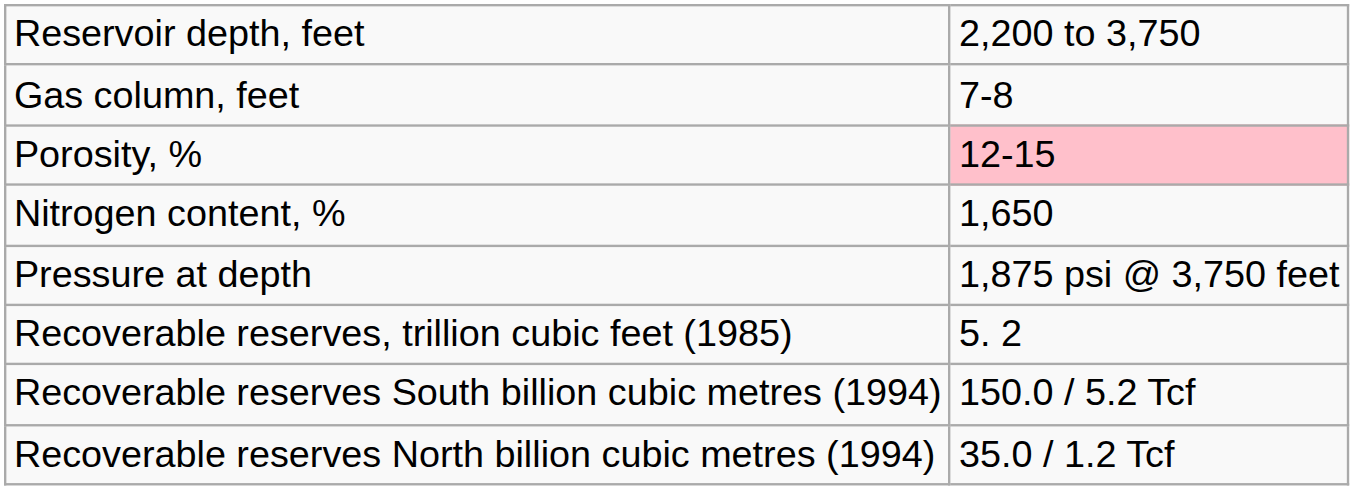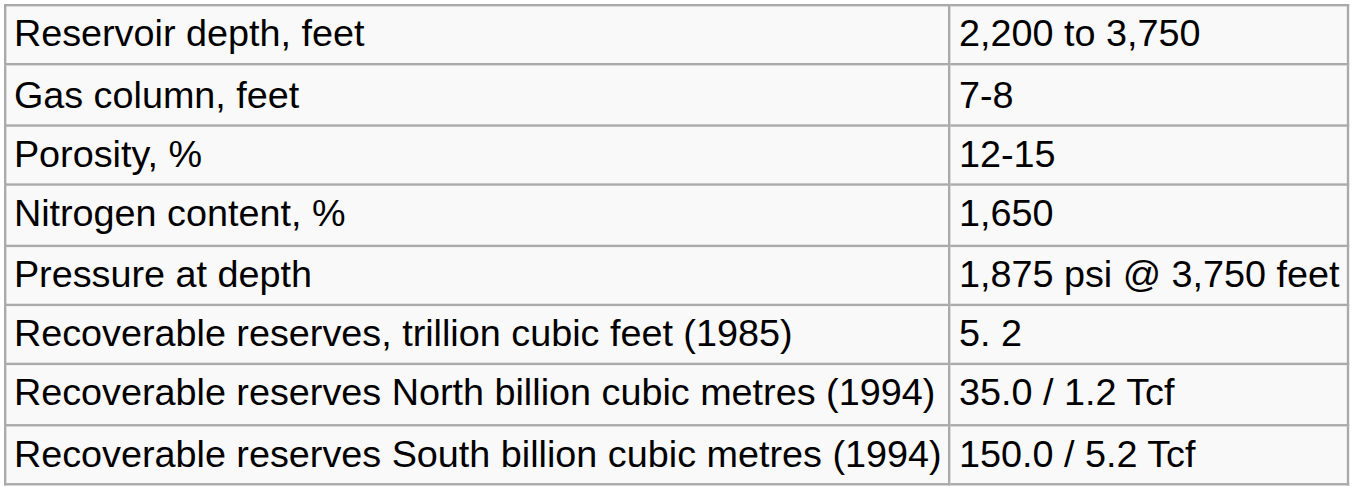(1007, 154) pink background -> (1007, 154) no background
rows swapped: (478, 393) <-> (475, 453)
